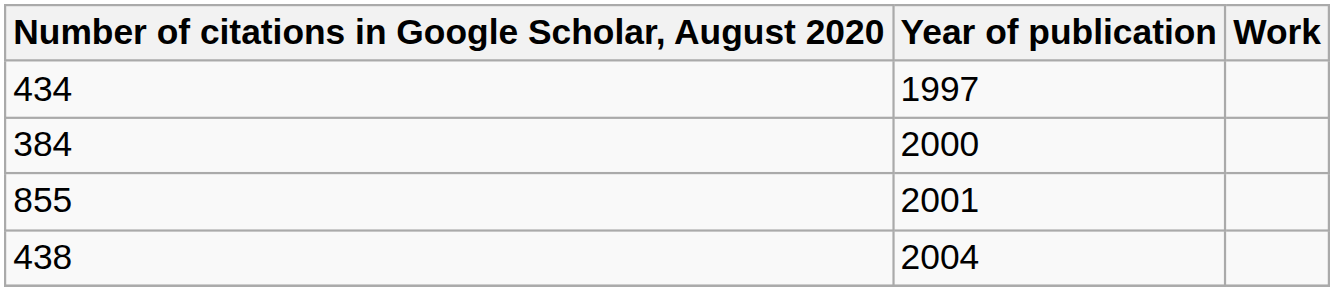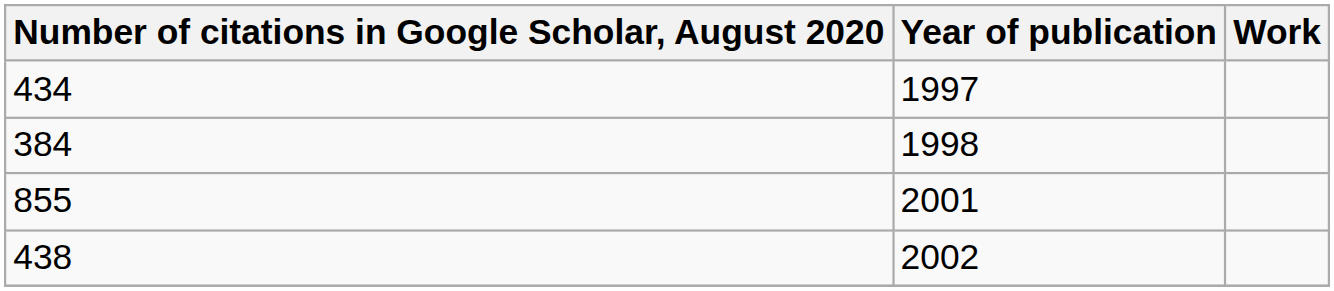(940, 144) 2000 -> (940, 144) 1998
(940, 256) 2004 -> (940, 256) 2002
